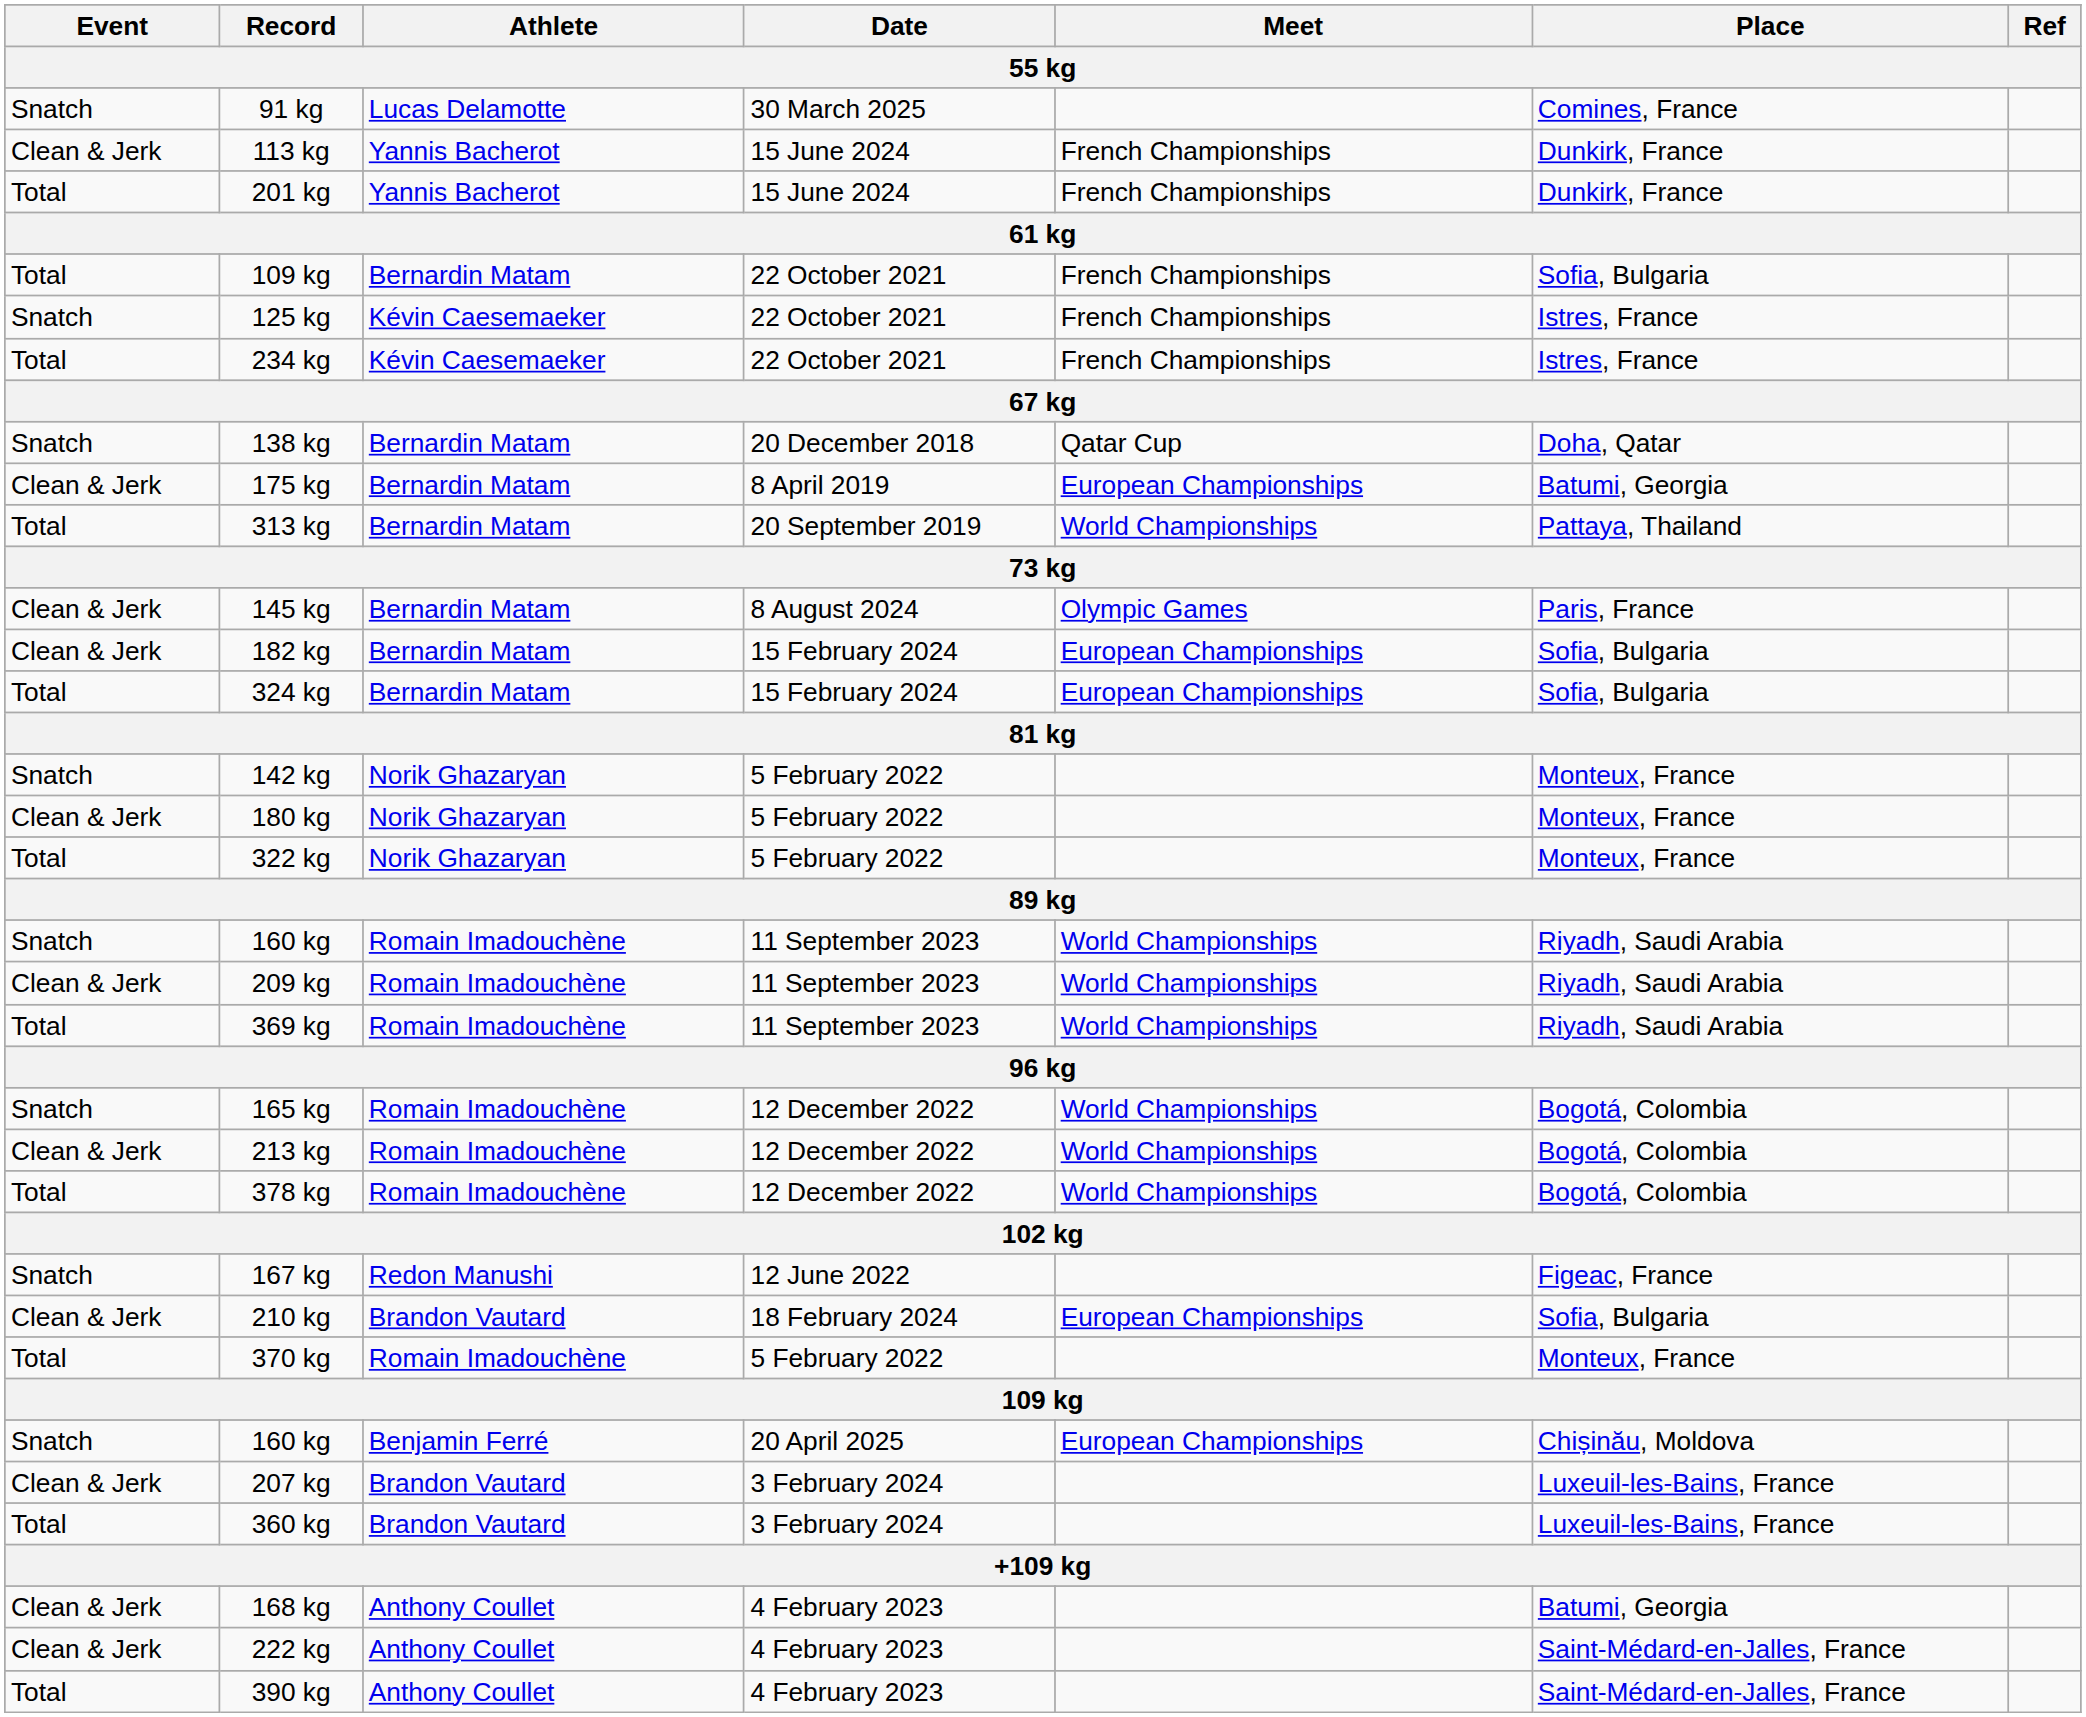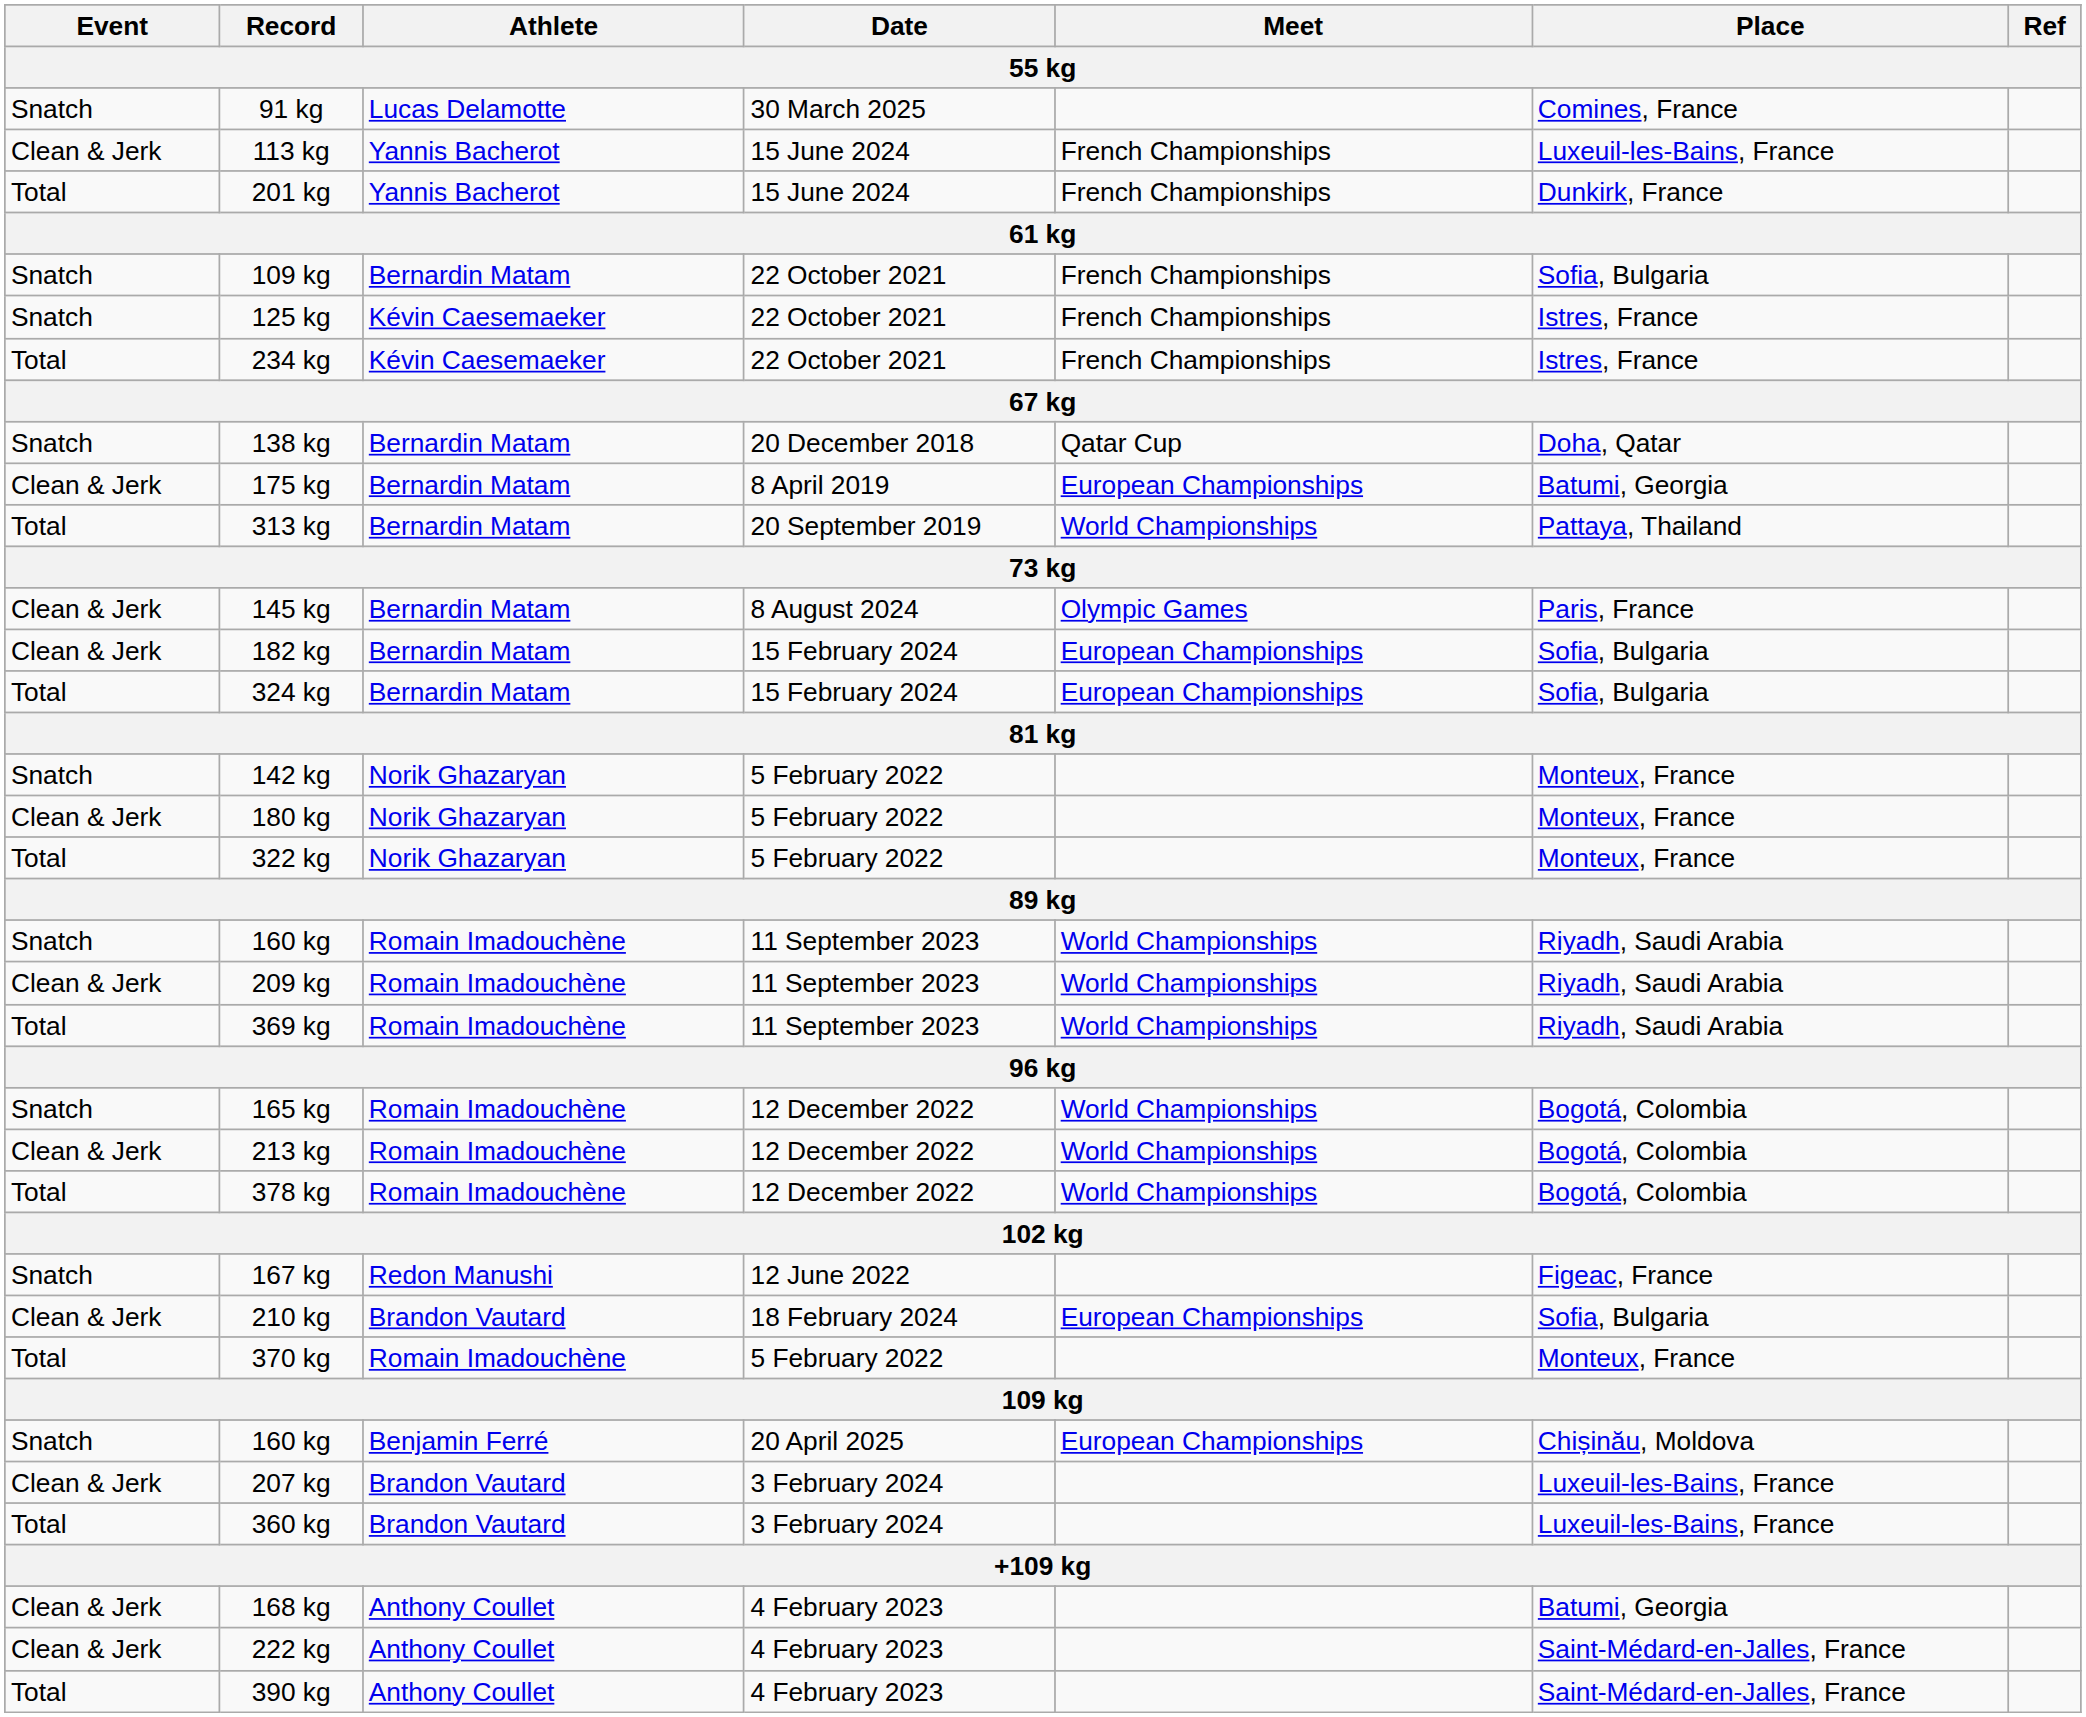(1631, 151) Dunkirk, France -> (1686, 151) Luxeuil-les-Bains, France
(39, 276) Total -> (52, 276) Snatch
